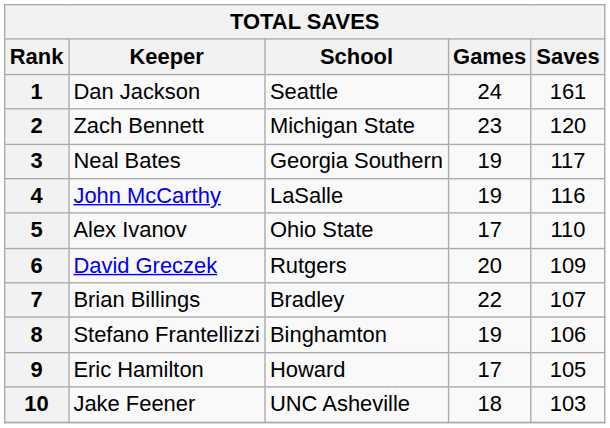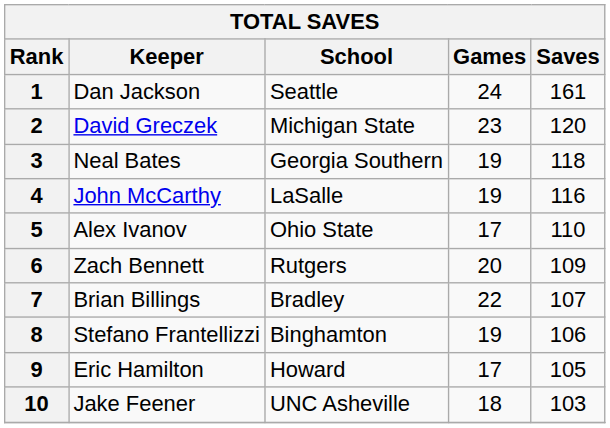(139, 126) Zach Bennett -> (145, 126) David Greczek
(568, 160) 117 -> (568, 160) 118
(145, 265) David Greczek -> (139, 265) Zach Bennett
